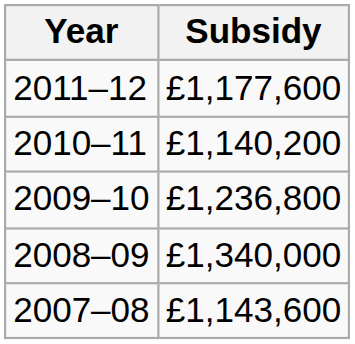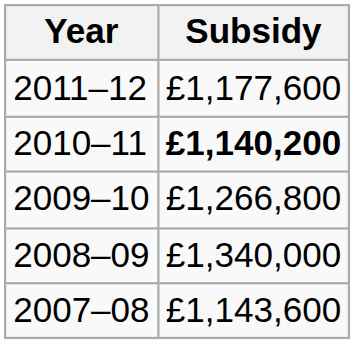(253, 143) normal -> (253, 143) bold
(253, 198) £1,236,800 -> (253, 198) £1,266,800
